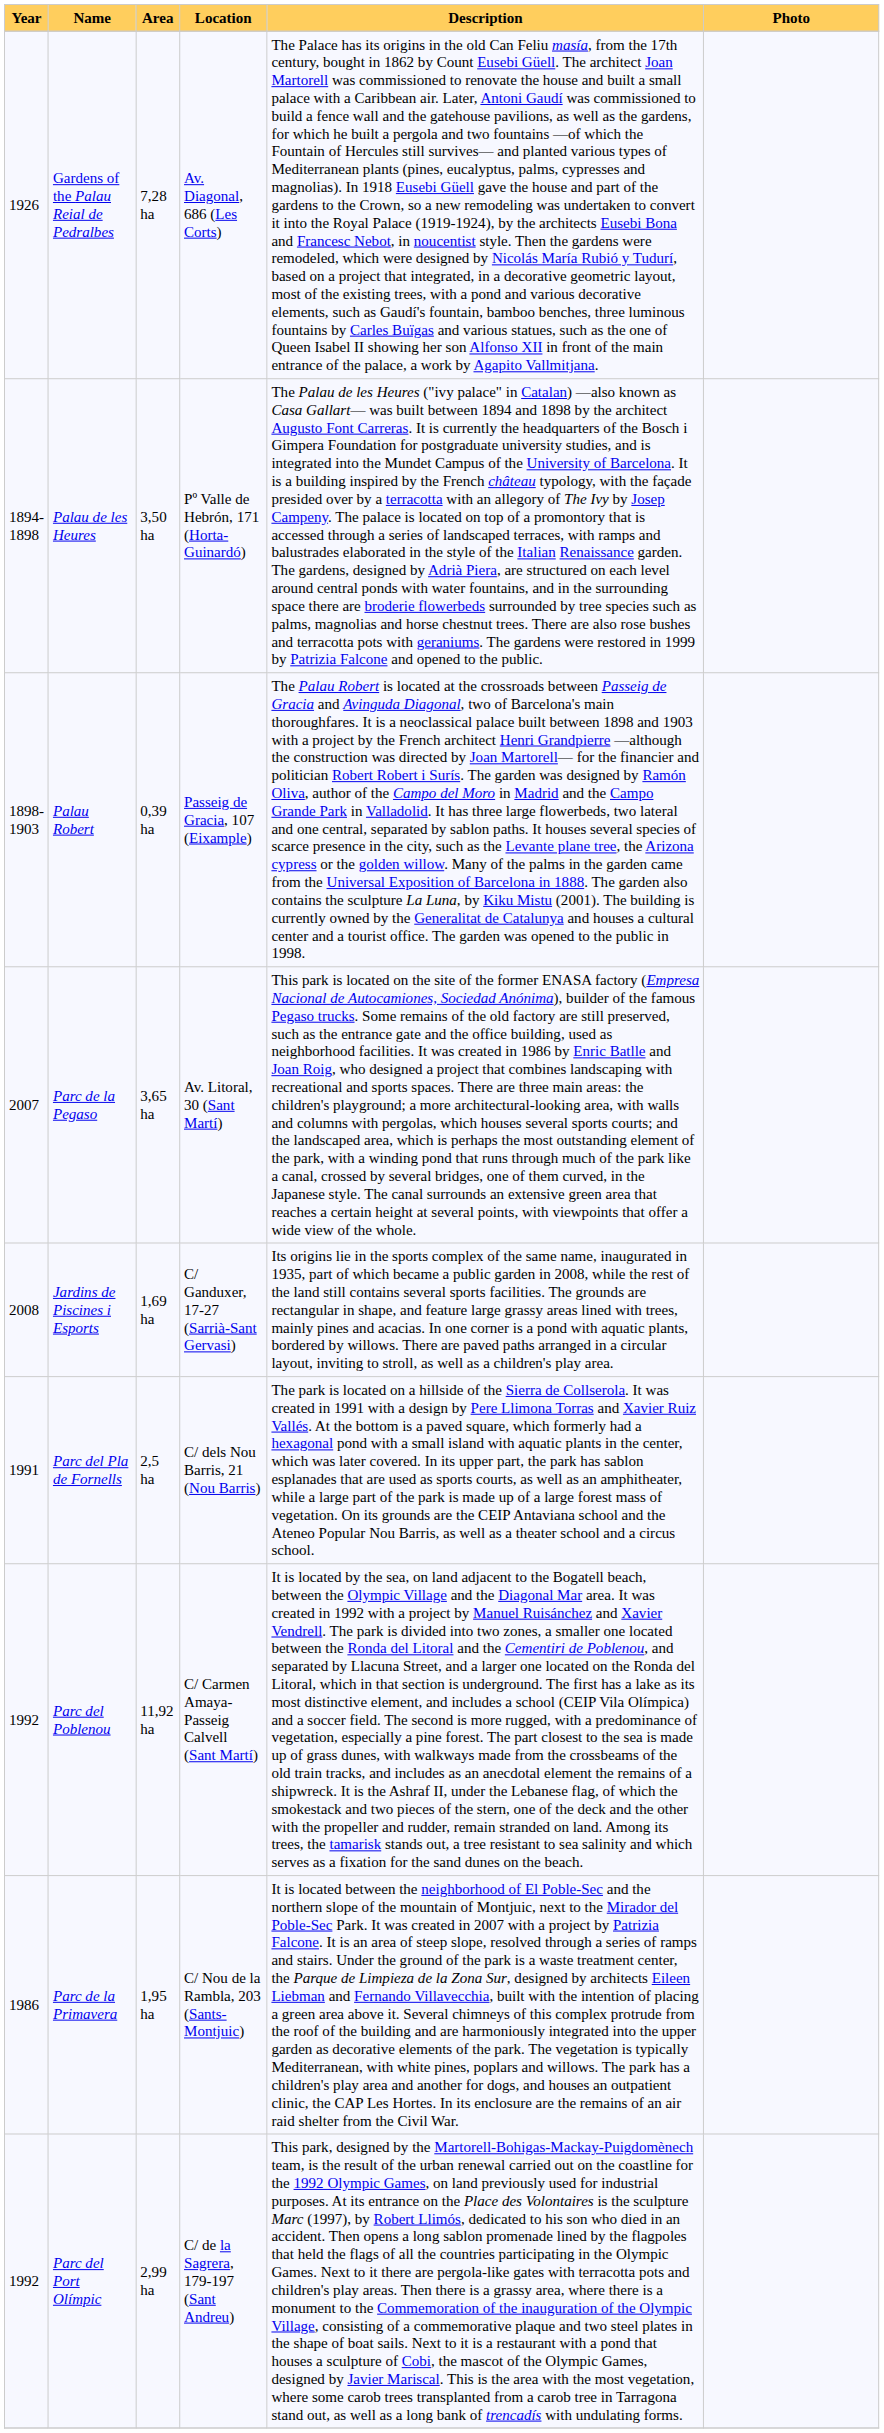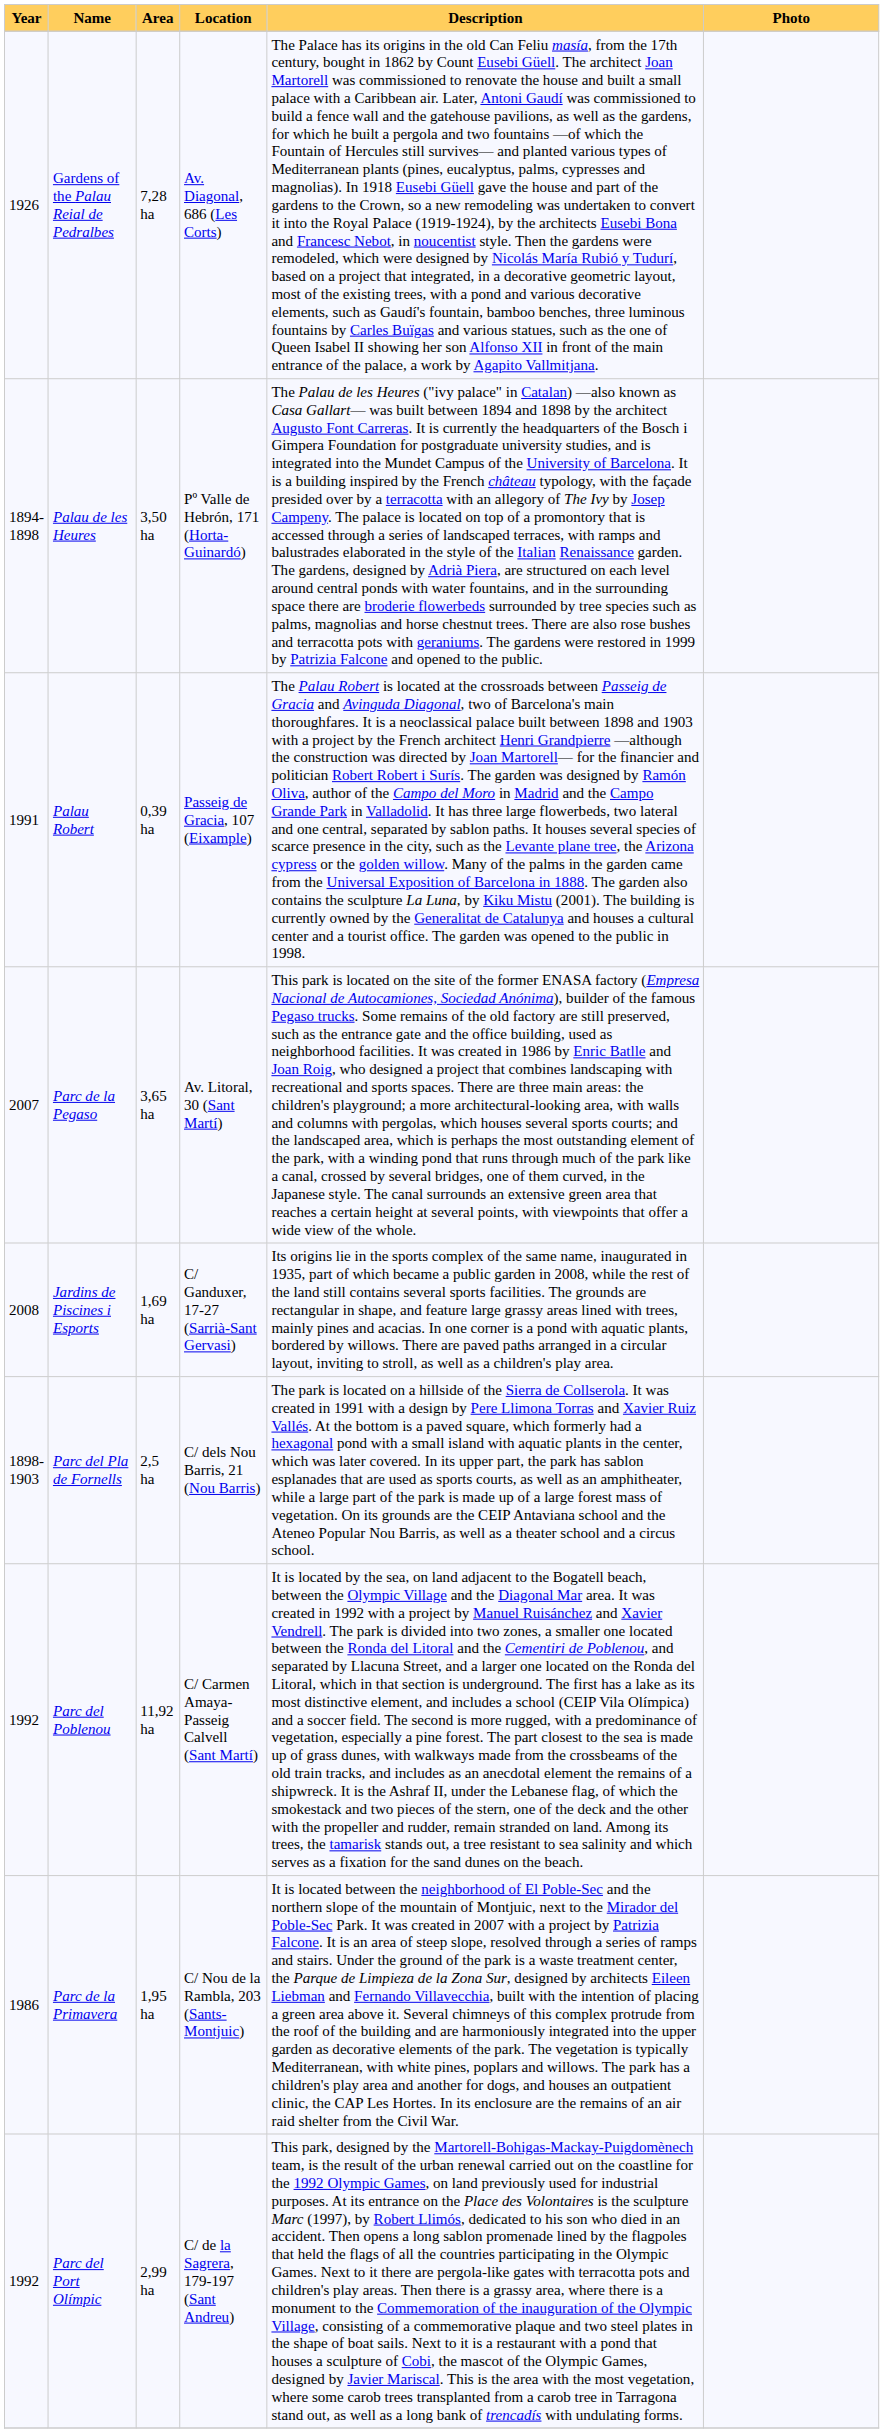(26, 819) 1898-1903 -> (24, 819) 1991
(24, 1470) 1991 -> (26, 1470) 1898-1903
